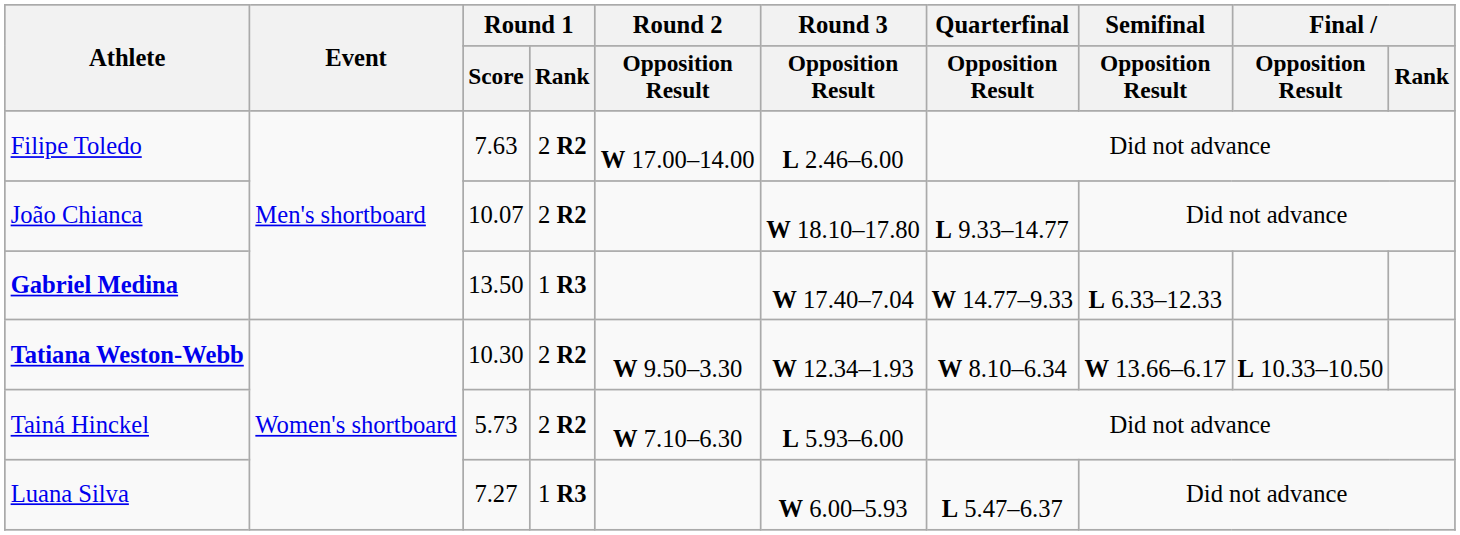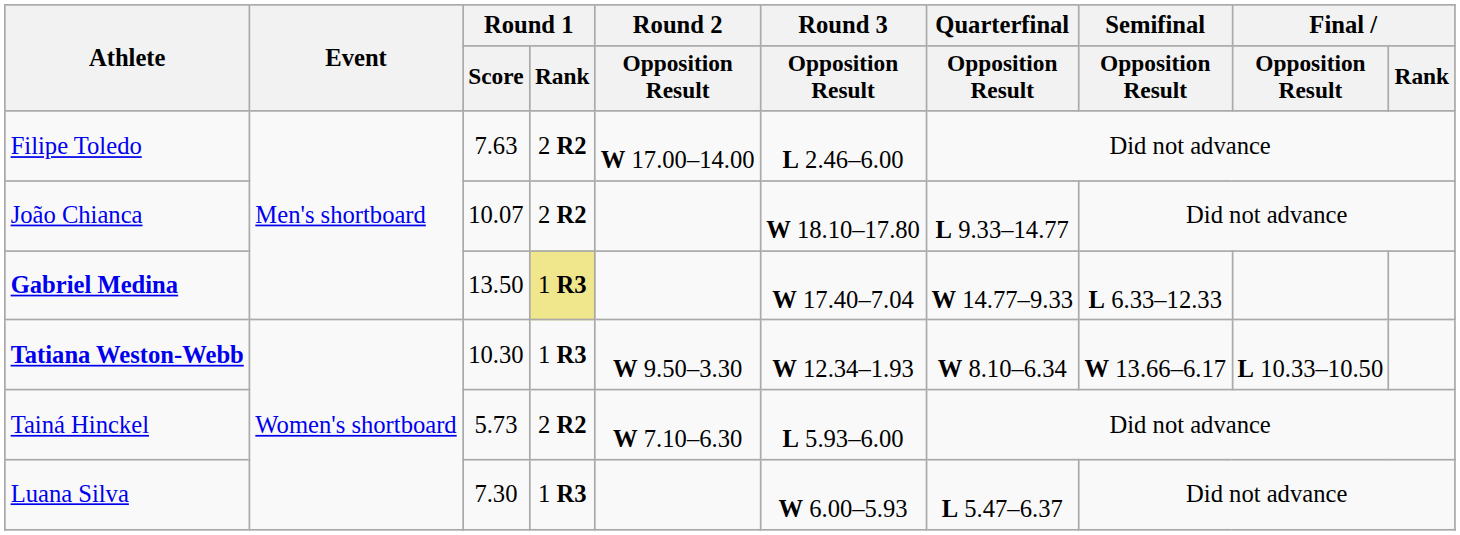(562, 285) no background -> (562, 285) khaki background
(562, 355) 2 R2 -> (562, 355) 1 R3
(496, 494) 7.27 -> (496, 494) 7.30
